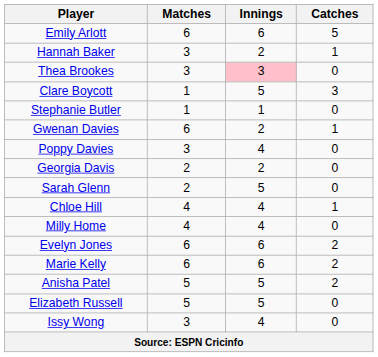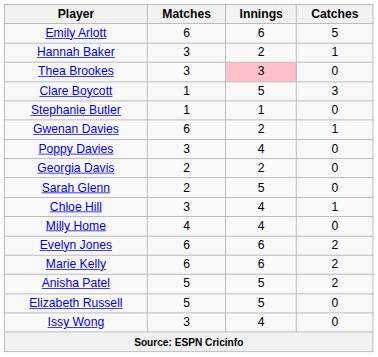(187, 206) 4 -> (187, 206) 3
